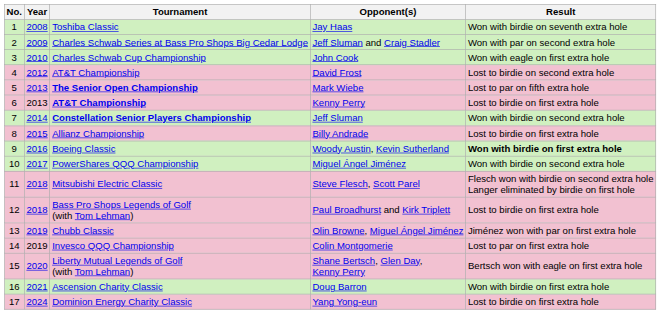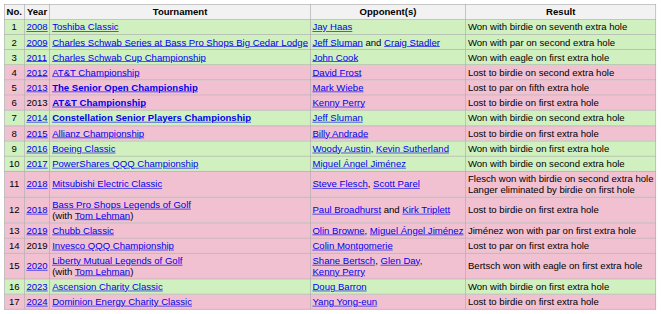(37, 58) 2010 -> (37, 58) 2011
(545, 149) bold -> (539, 149) normal
(37, 287) 2021 -> (37, 287) 2023
